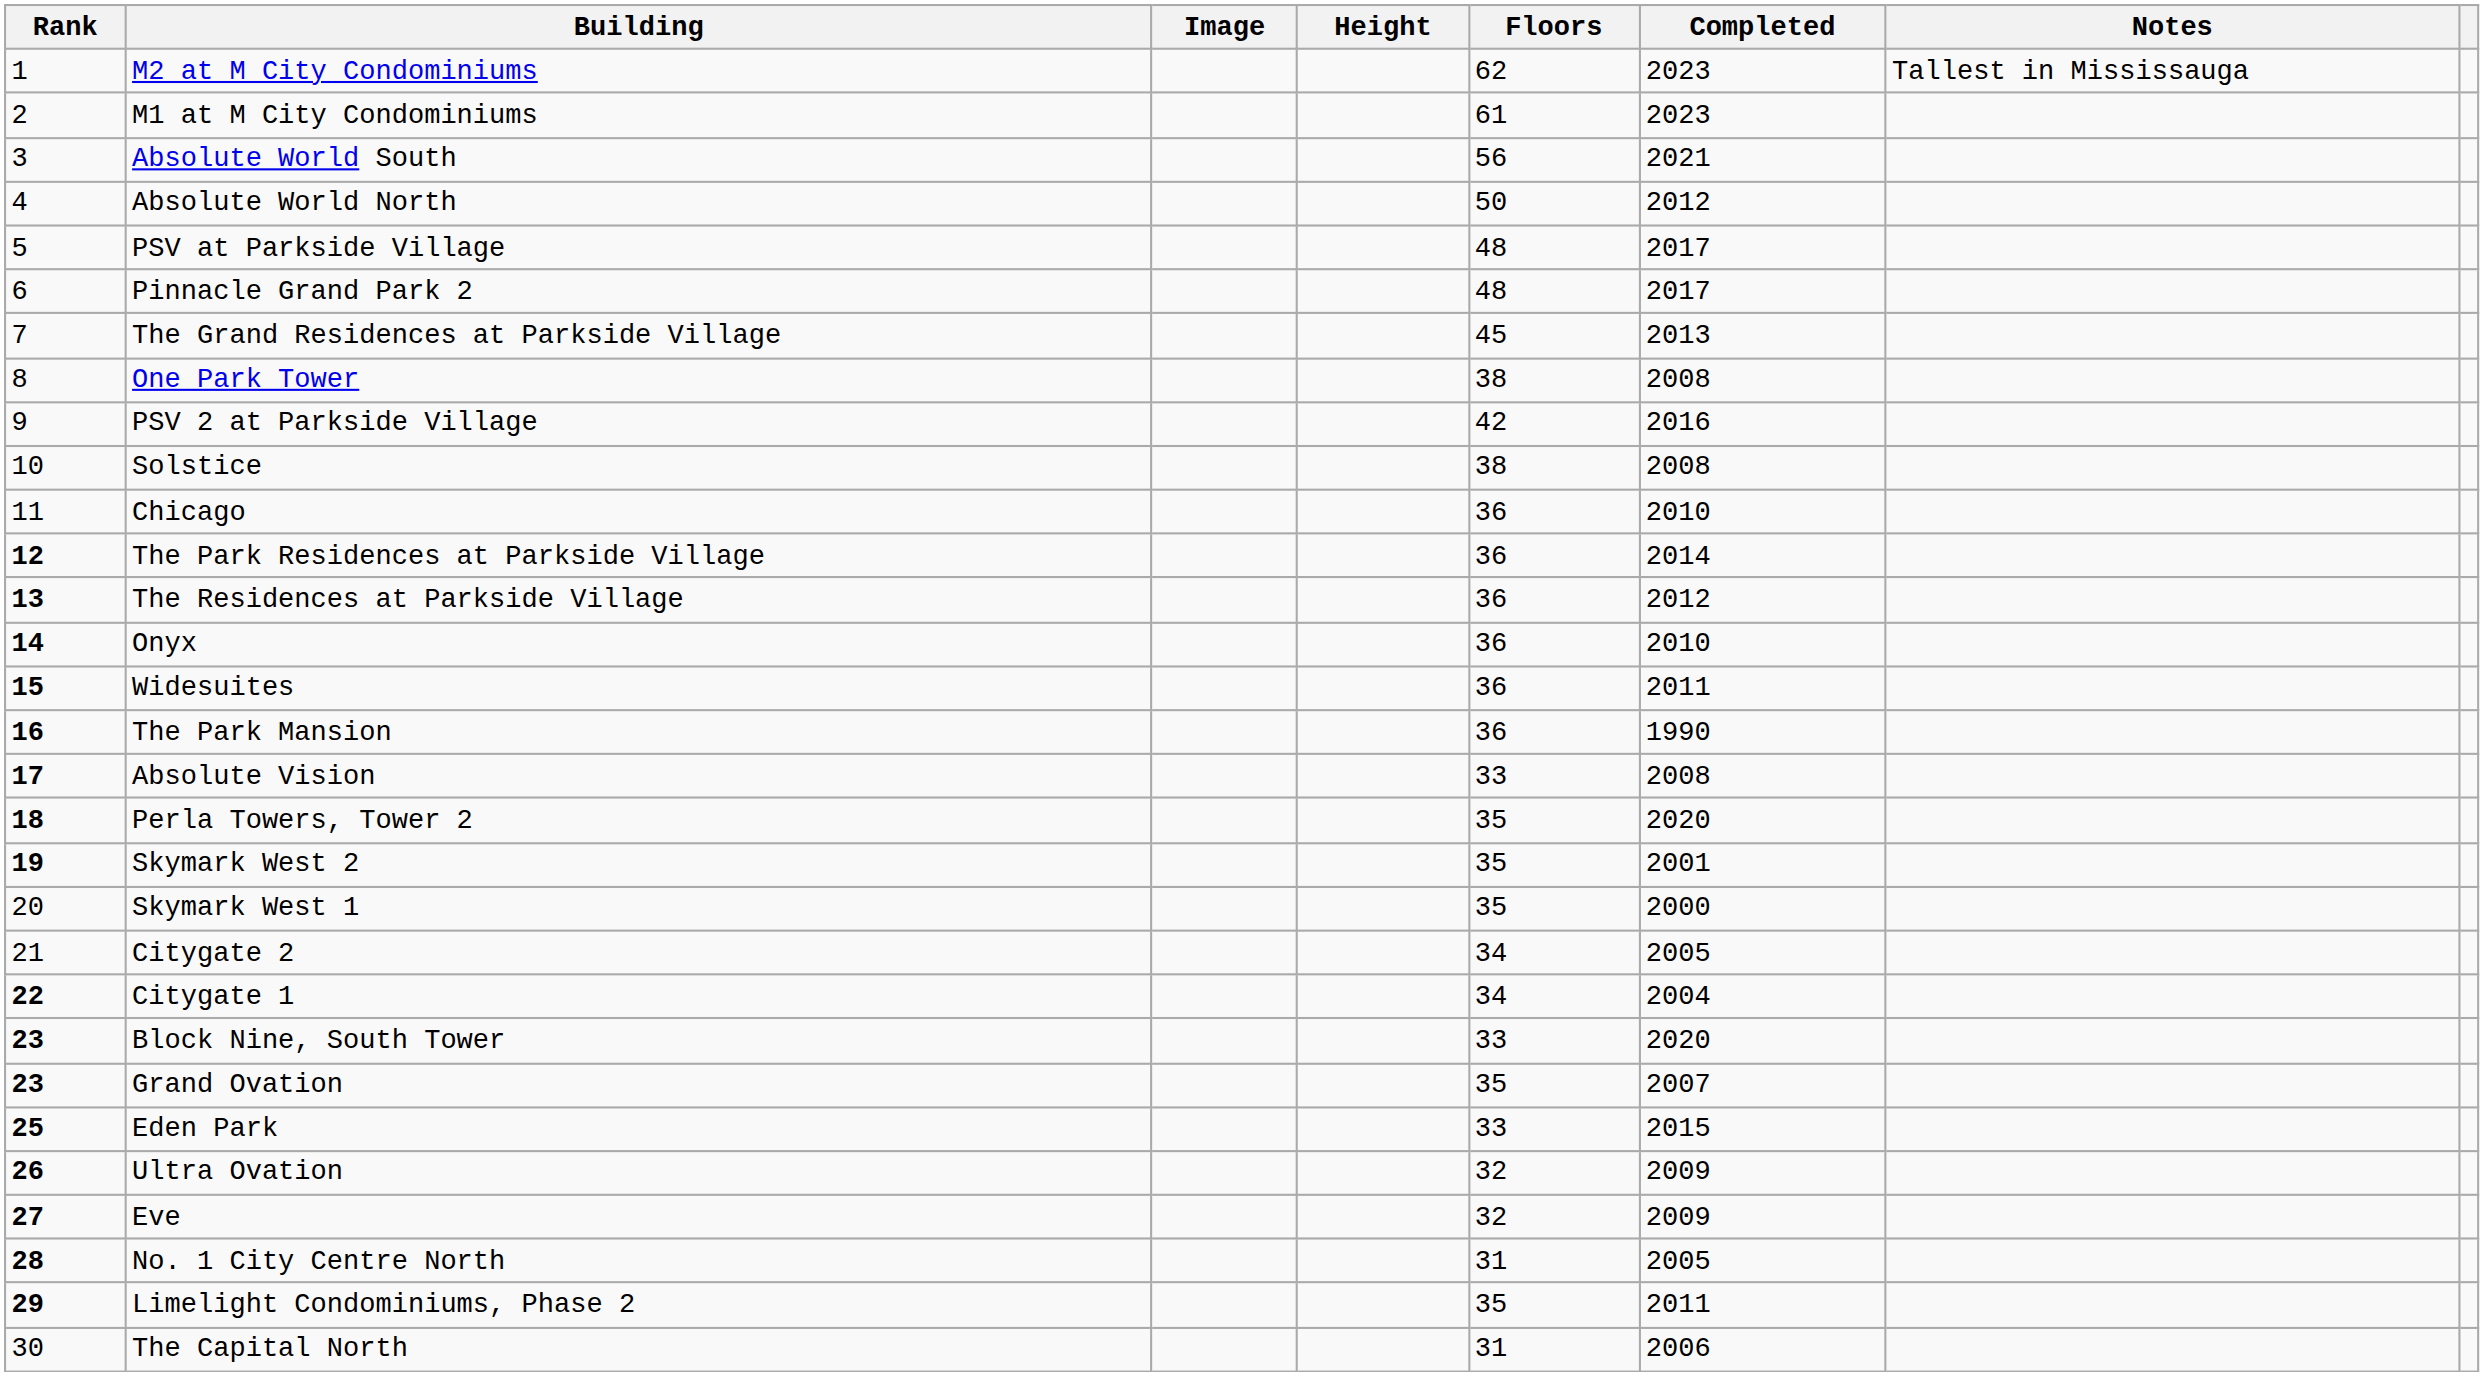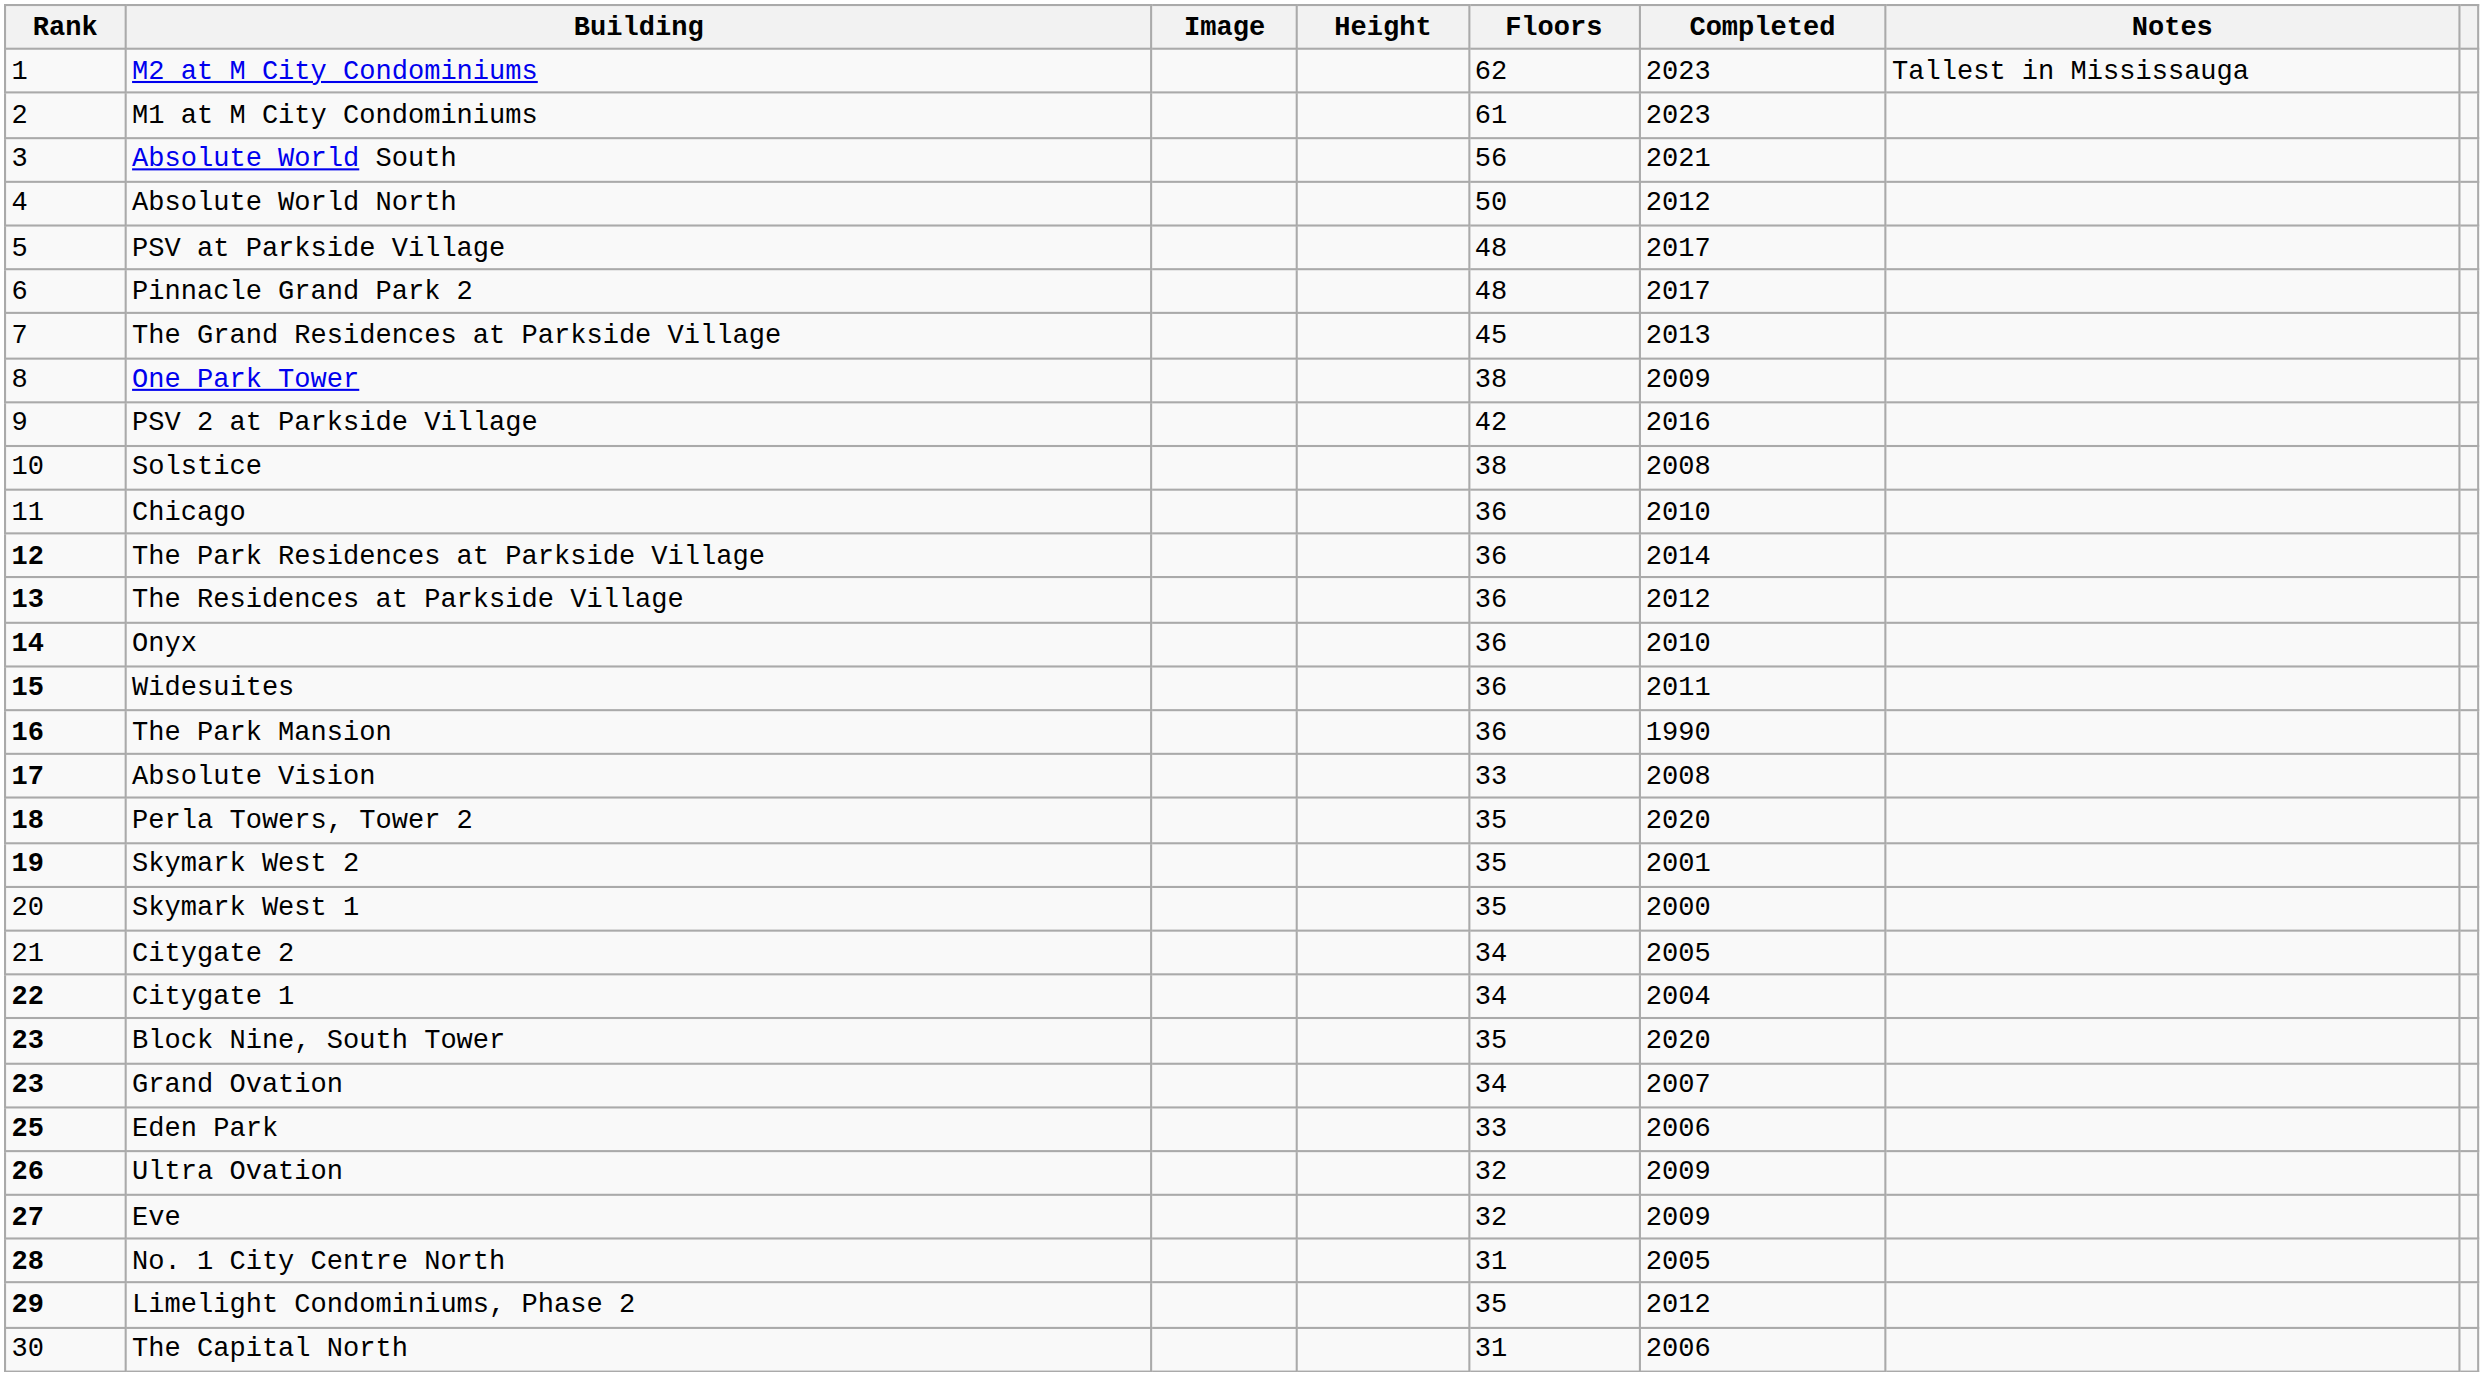(1678, 380) 2008 -> (1678, 380) 2009
(1491, 1041) 33 -> (1491, 1041) 35
(1491, 1085) 35 -> (1491, 1085) 34
(1678, 1129) 2015 -> (1678, 1129) 2006
(1678, 1305) 2011 -> (1678, 1305) 2012
